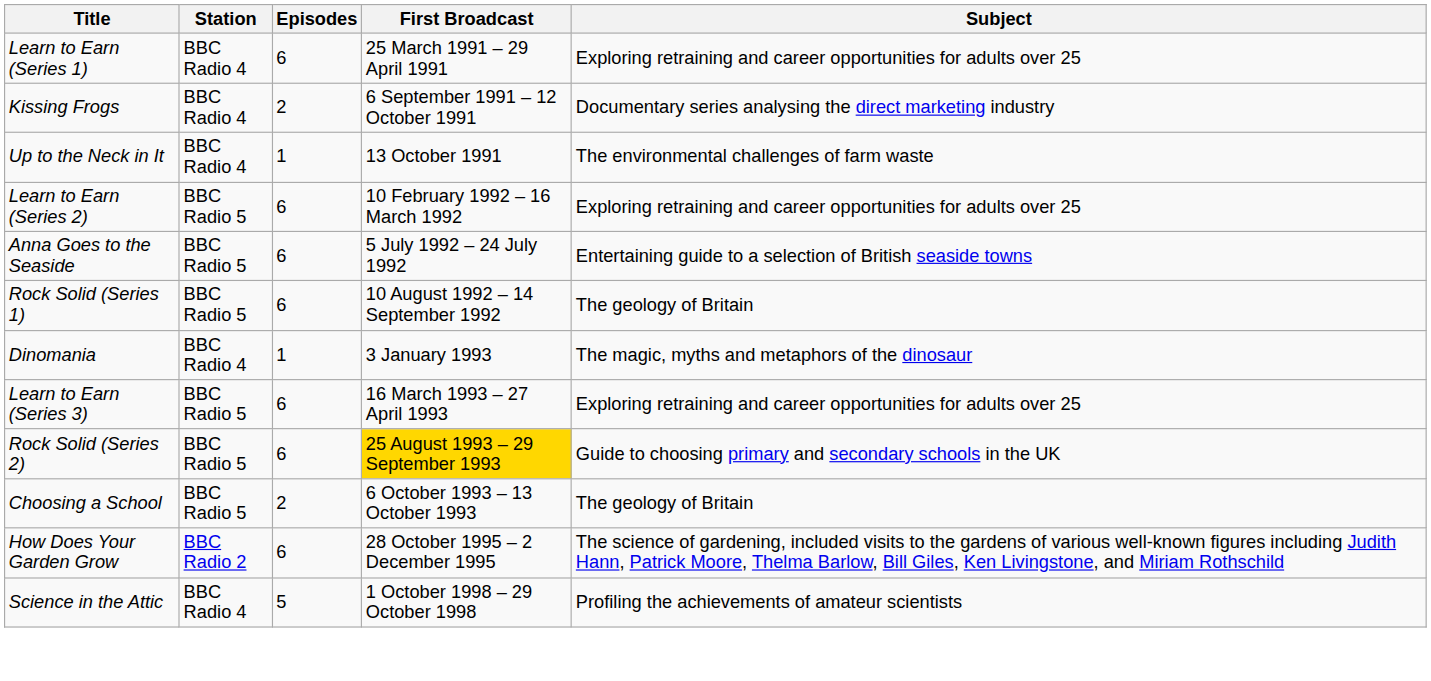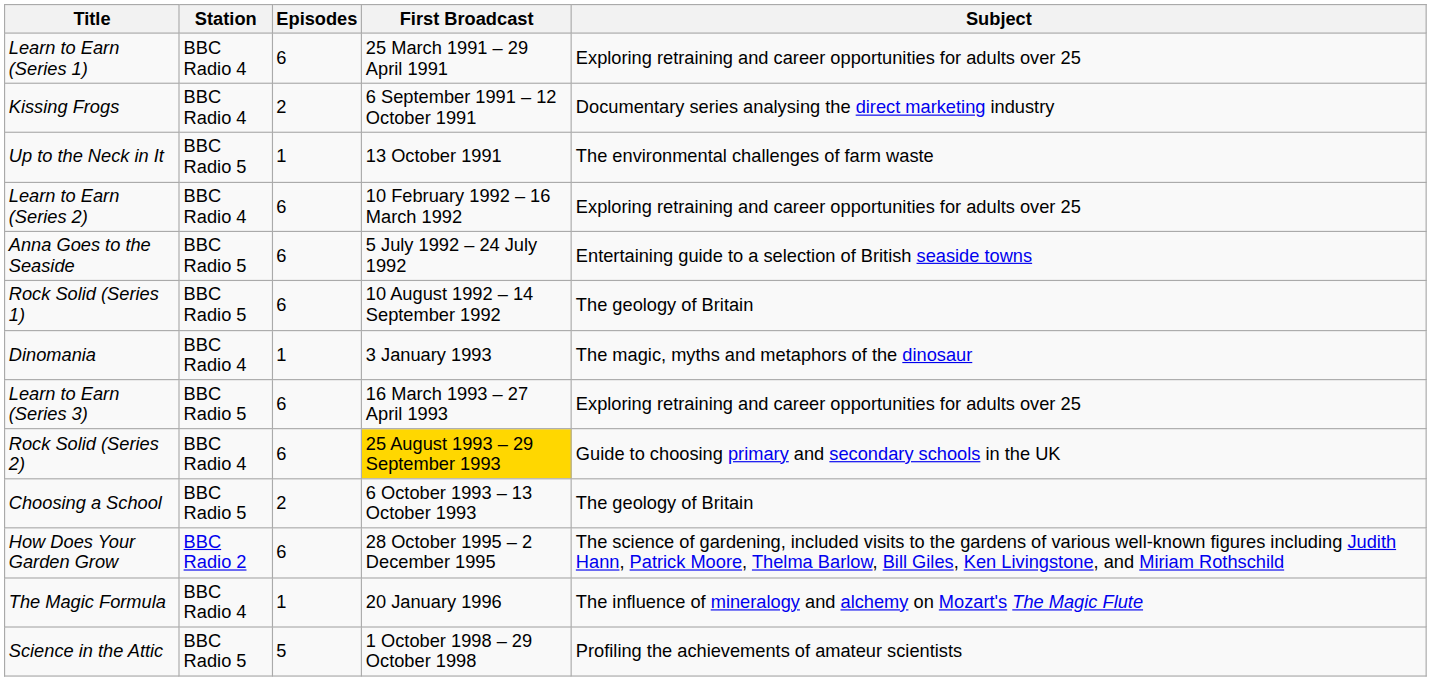(215, 157) BBC Radio 4 -> (215, 157) BBC Radio 5
(215, 206) BBC Radio 5 -> (215, 206) BBC Radio 4
(215, 453) BBC Radio 5 -> (215, 453) BBC Radio 4
+ row: (87, 602)
(215, 602) BBC Radio 4 -> (215, 651) BBC Radio 5
